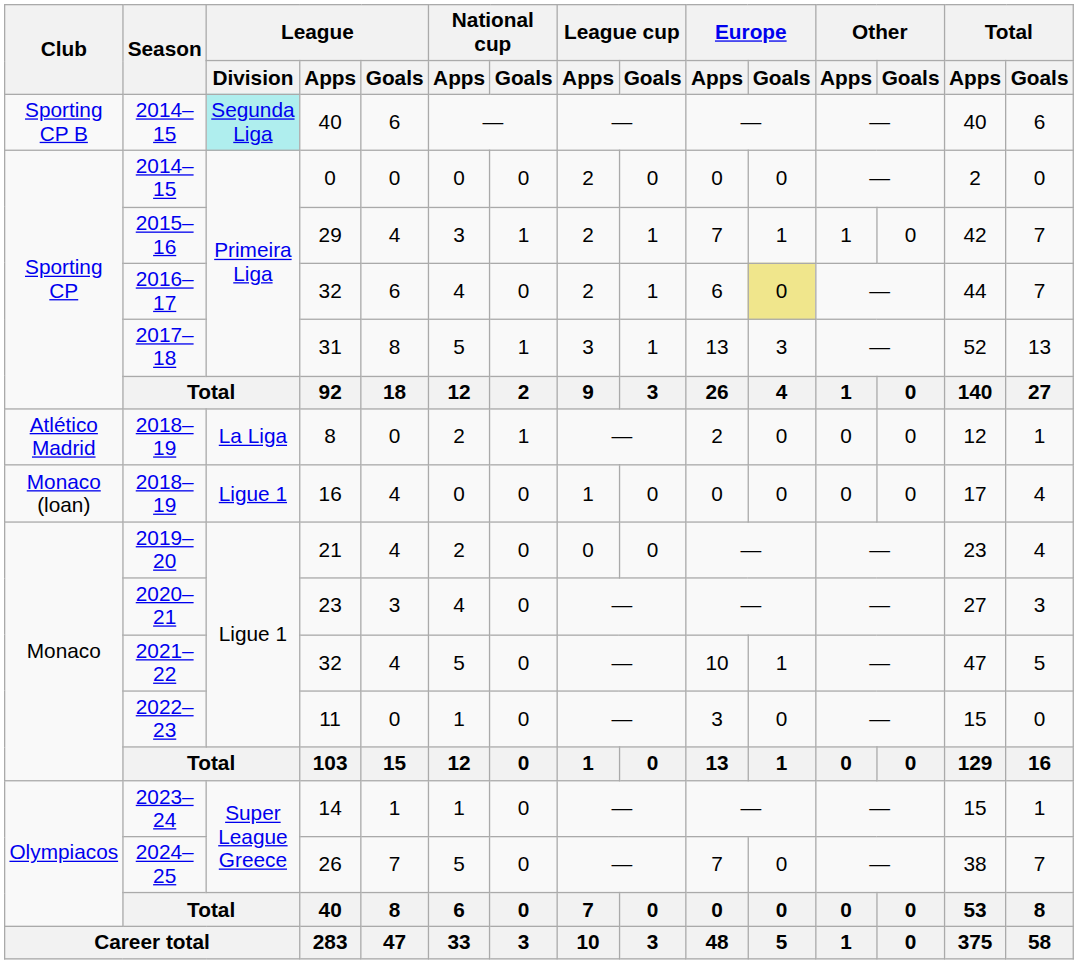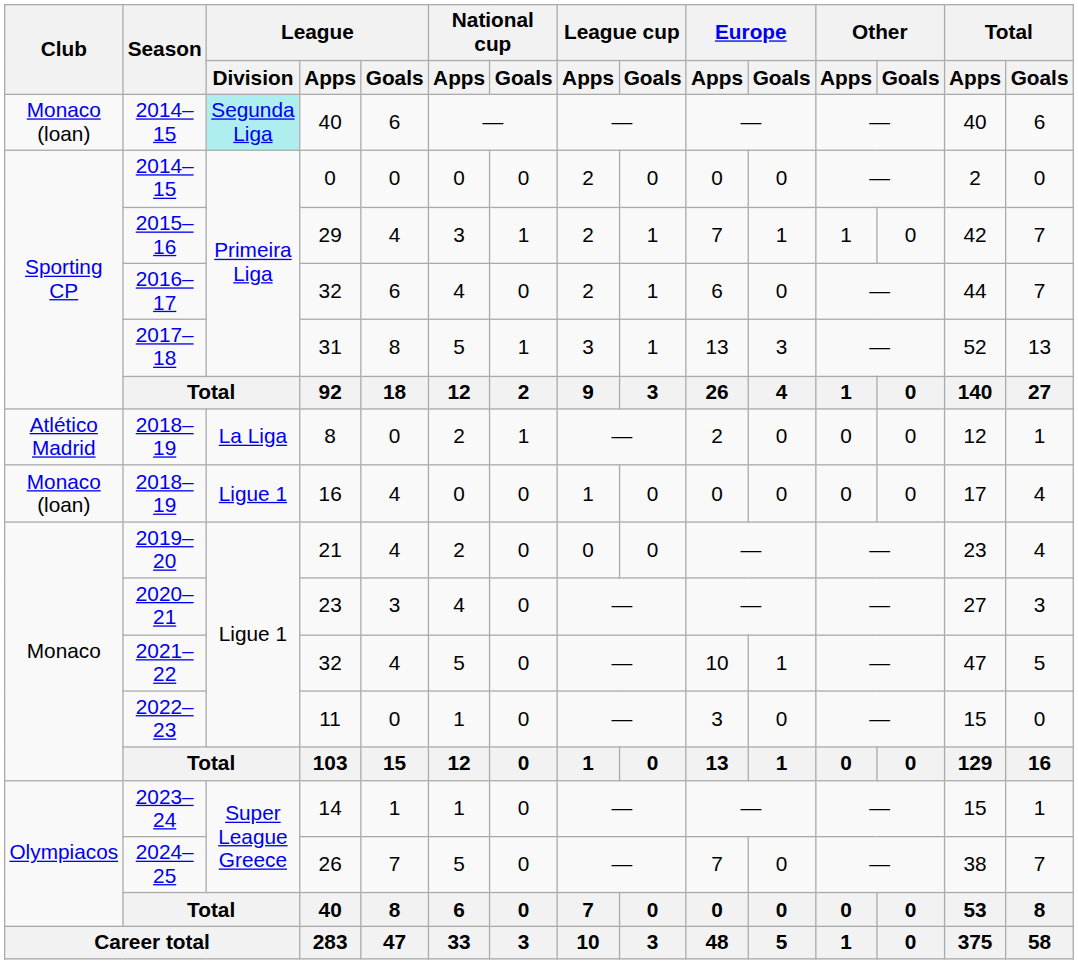(64, 122) Sporting CP B -> (64, 122) Monaco (loan)
(782, 291) khaki background -> (782, 291) no background
